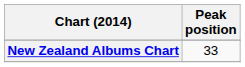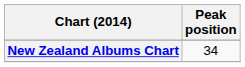(211, 51) 33 -> (211, 51) 34
